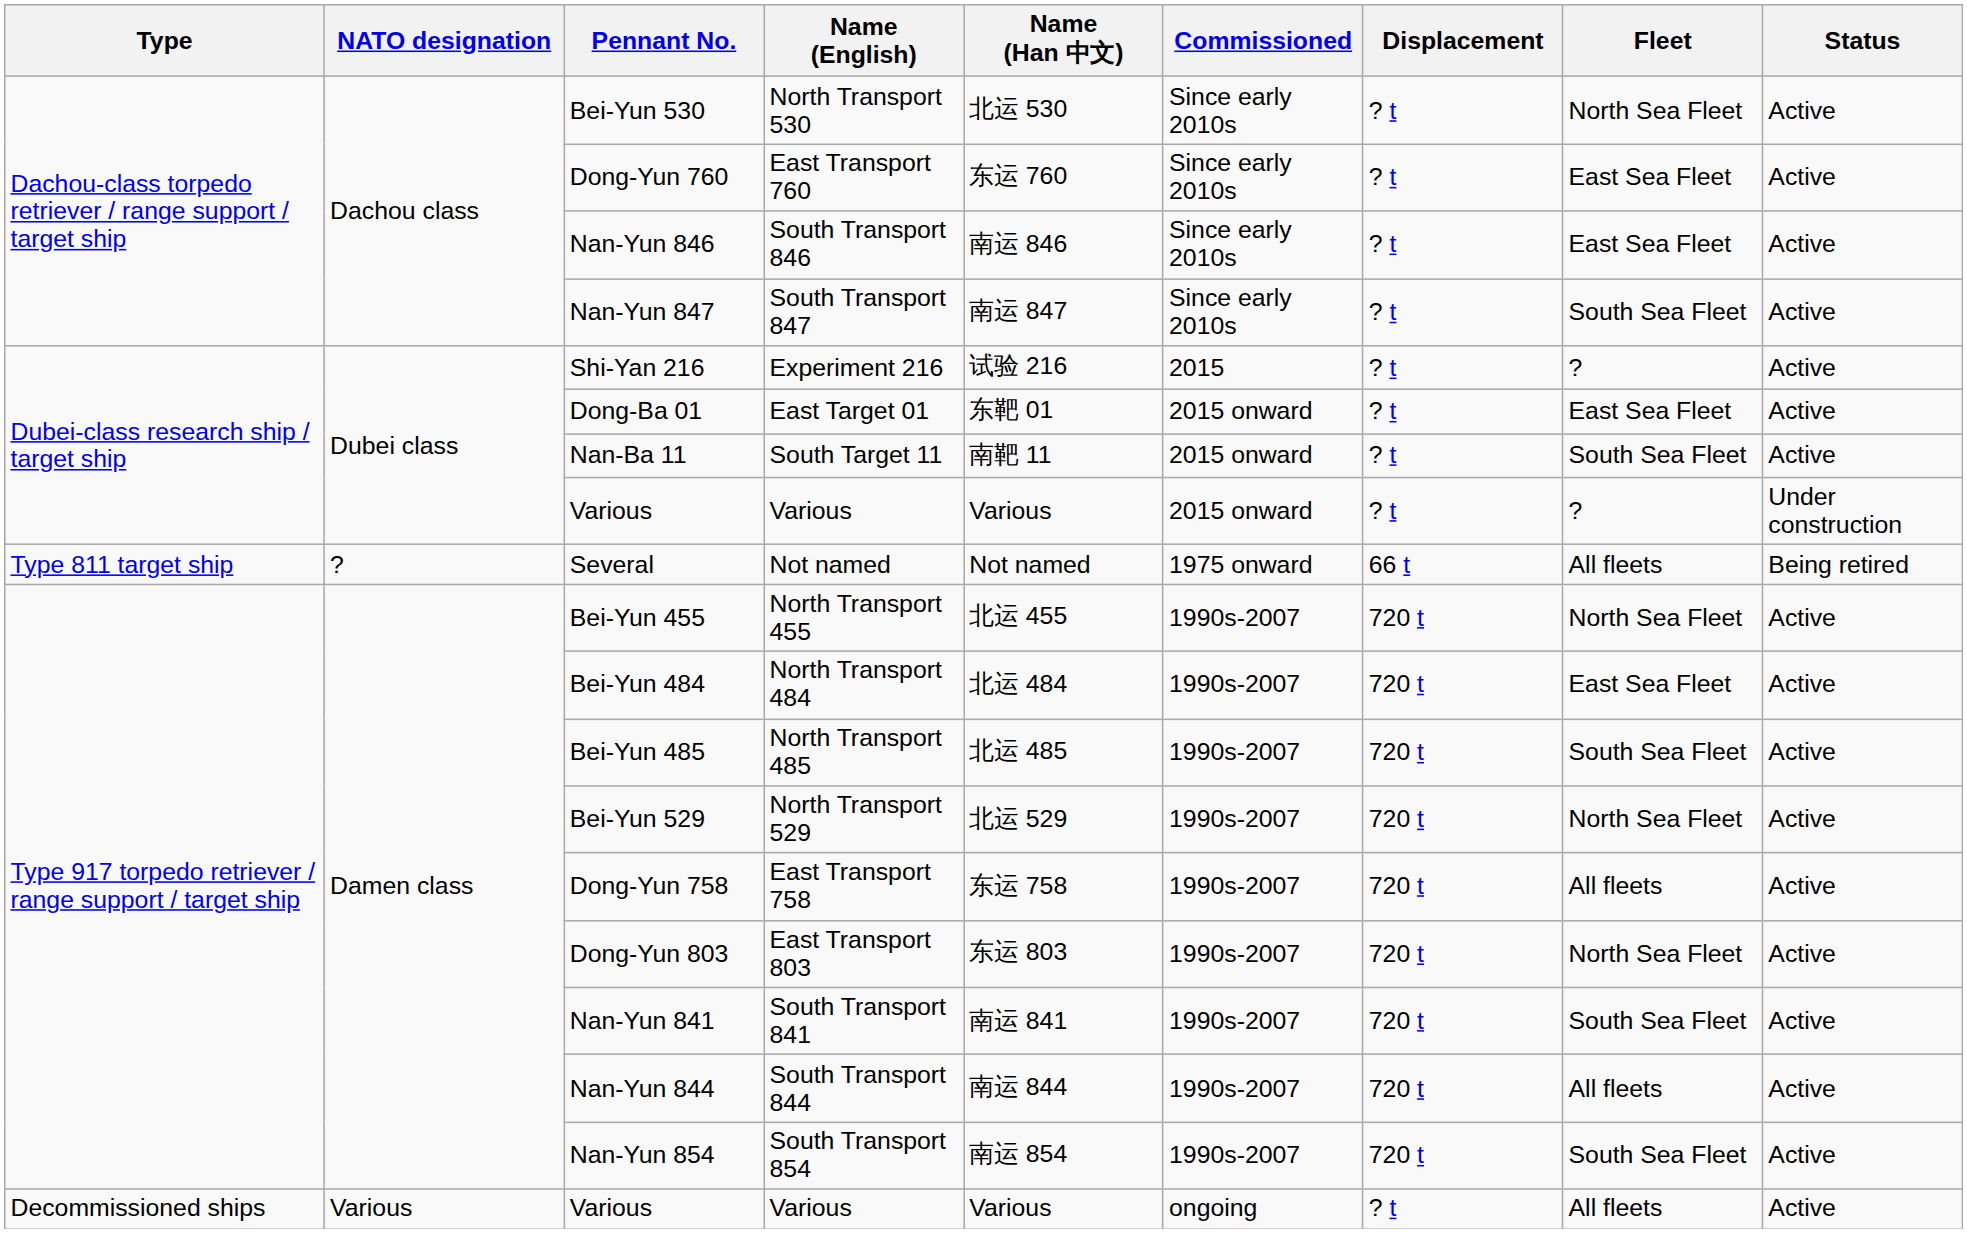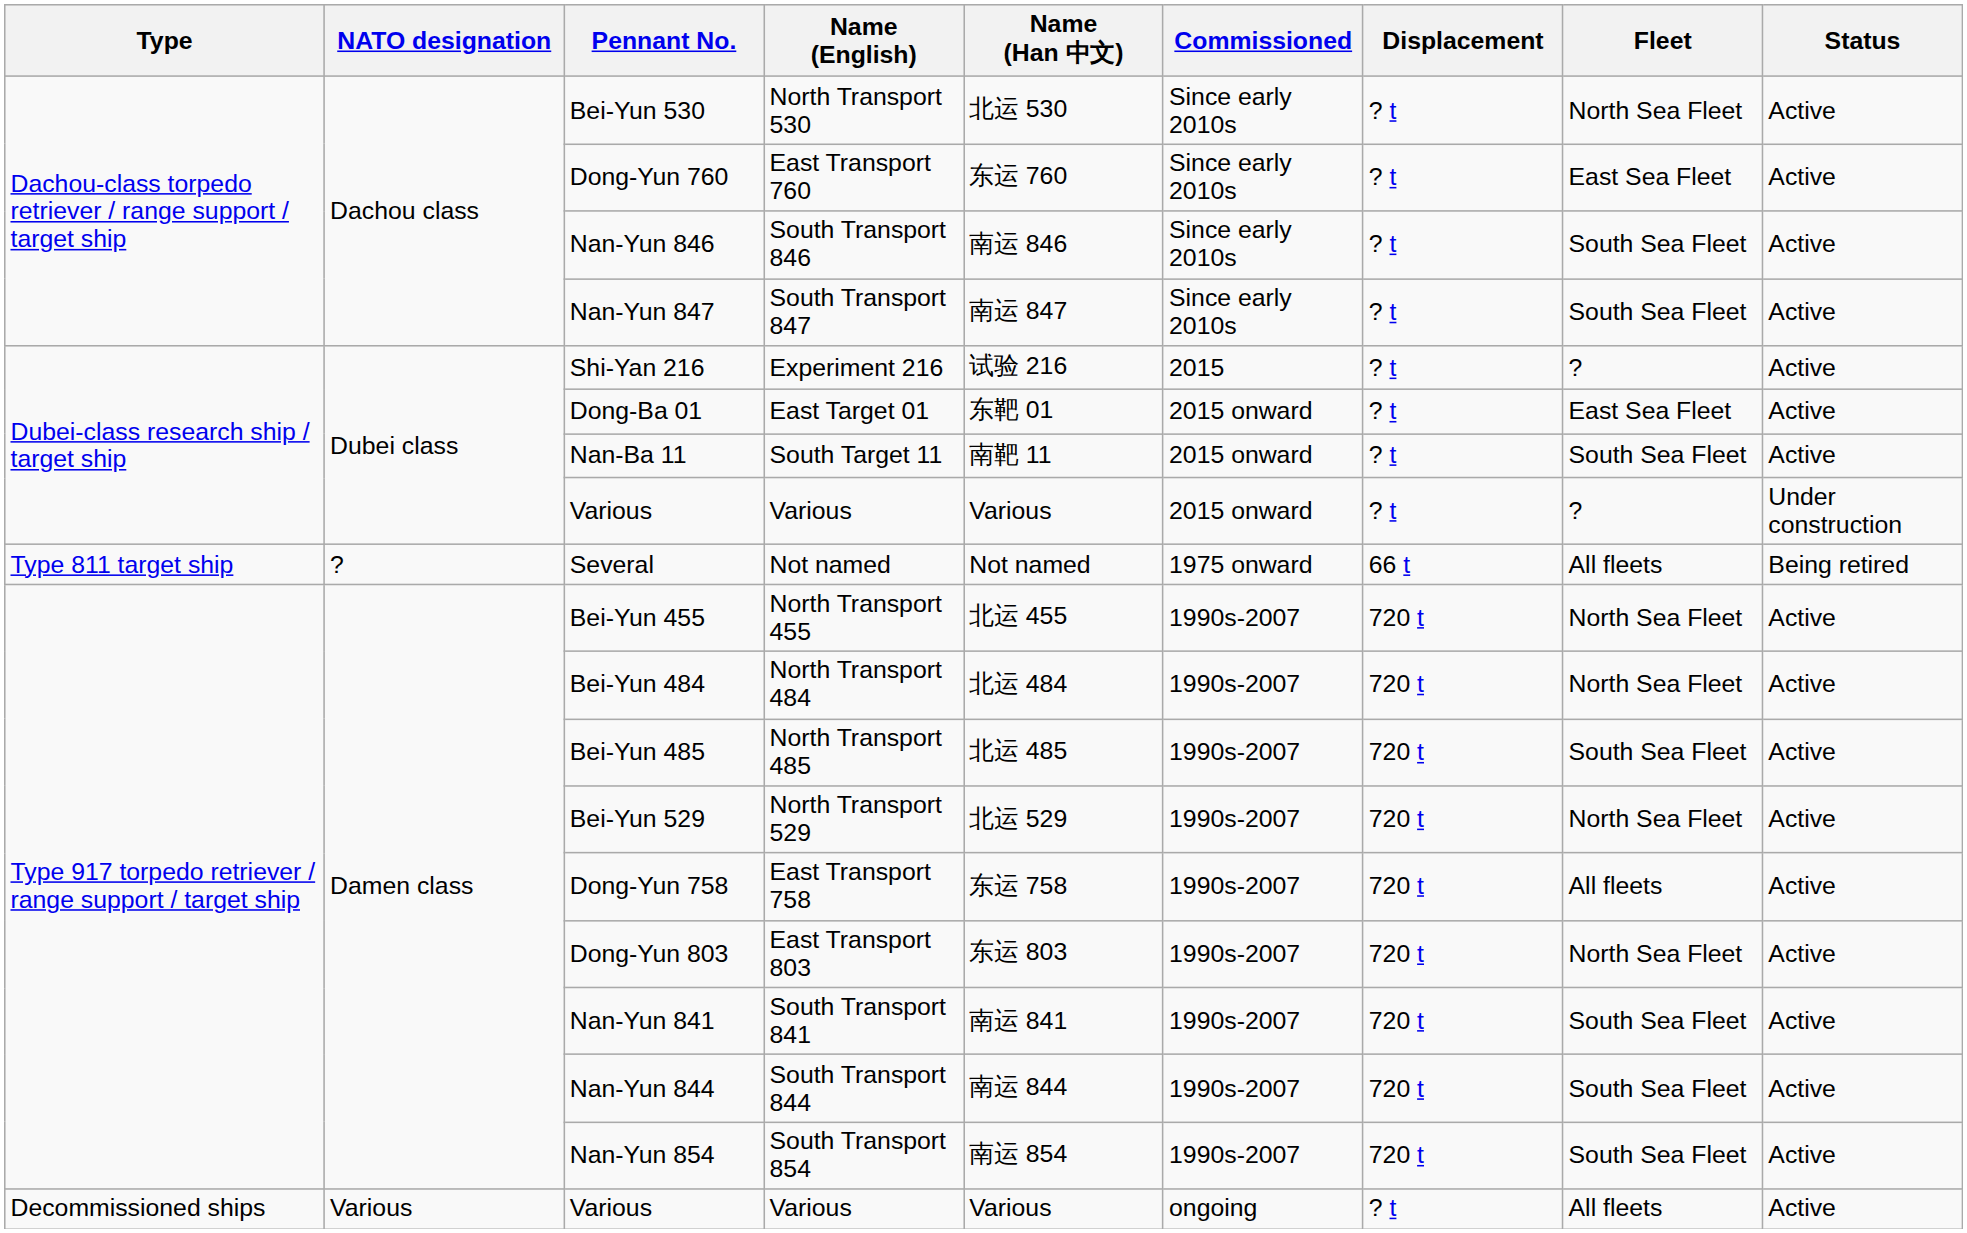(1650, 244) East Sea Fleet -> (1658, 244) South Sea Fleet
(1650, 684) East Sea Fleet -> (1655, 684) North Sea Fleet
(1615, 1088) All fleets -> (1658, 1088) South Sea Fleet
